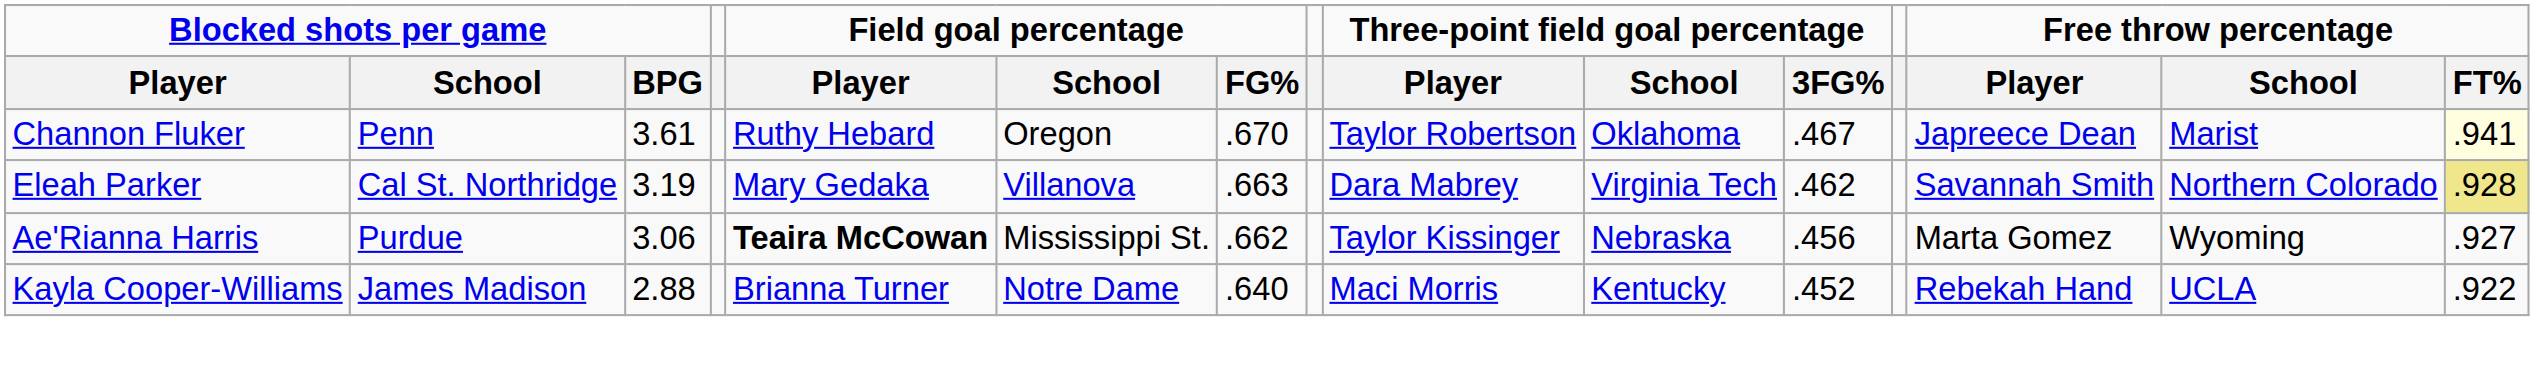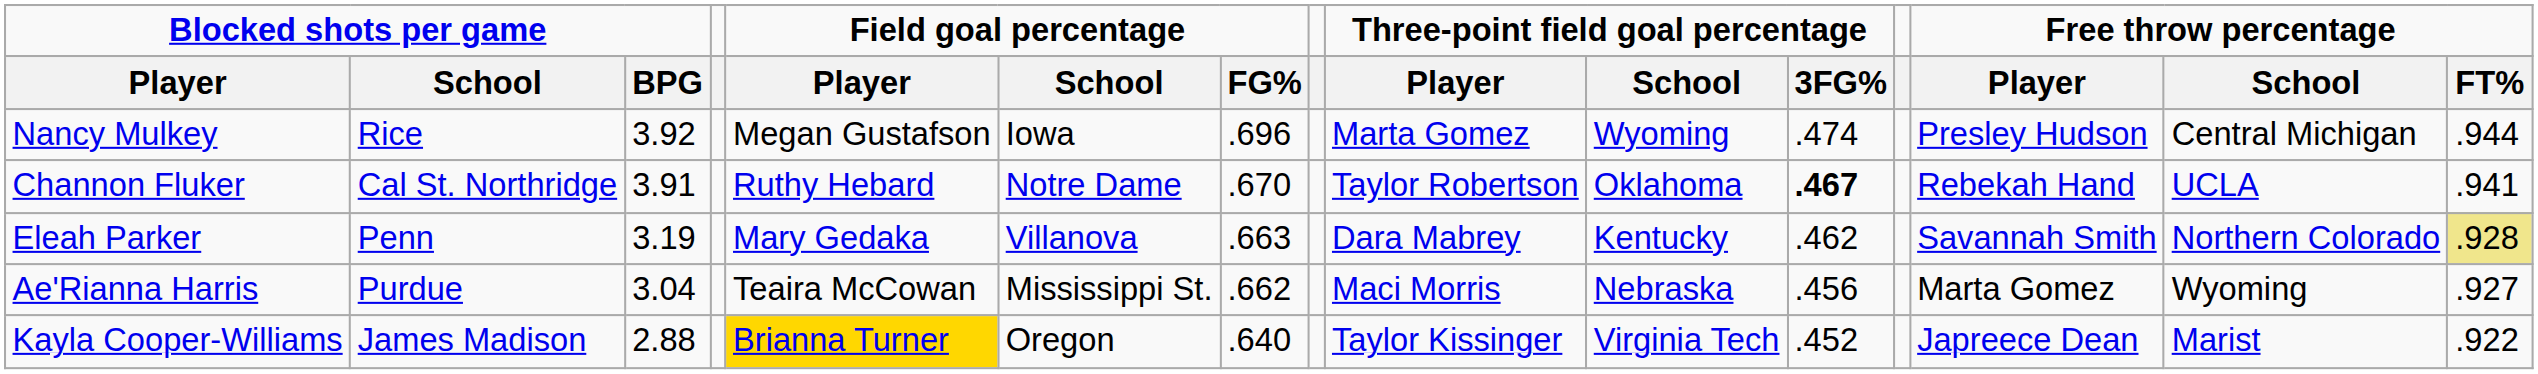+ row: (115, 133)
(396, 133) Penn -> (487, 185) Cal St. Northridge
(664, 133) 3.61 -> (664, 185) 3.91
(1058, 133) Oregon -> (1094, 185) Notre Dame
(1824, 133) normal -> (1826, 185) bold
(2025, 133) Japreece Dean -> (2026, 185) Rebekah Hand
(2214, 133) Marist -> (2215, 185) UCLA
(2485, 133) lightyellow background -> (2487, 185) no background
(487, 185) Cal St. Northridge -> (396, 237) Penn
(1684, 185) Virginia Tech -> (1661, 237) Kentucky
(664, 237) 3.06 -> (664, 289) 3.04
(861, 237) bold -> (855, 289) normal
(1445, 237) Taylor Kissinger -> (1416, 289) Maci Morris
(841, 289) no background -> (841, 340) gold background
(1091, 289) Notre Dame -> (1060, 340) Oregon
(1414, 289) Maci Morris -> (1447, 340) Taylor Kissinger
(1658, 289) Kentucky -> (1687, 340) Virginia Tech
(2024, 289) Rebekah Hand -> (2028, 340) Japreece Dean
(2213, 289) UCLA -> (2216, 340) Marist
